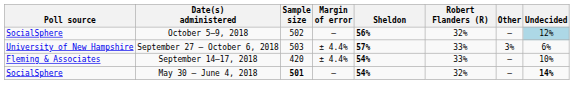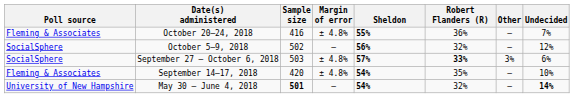+ row: (208, 33)
(546, 33) lightblue background -> (546, 46) no background
(70, 46) University of New Hampshire -> (35, 59) SocialSphere
(333, 46) ± 4.4% -> (333, 59) ± 4.8%
(460, 46) normal -> (460, 59) bold
(333, 59) ± 4.4% -> (333, 73) ± 4.8%
(460, 59) 33% -> (460, 73) 35%
(35, 73) SocialSphere -> (70, 86) University of New Hampshire
